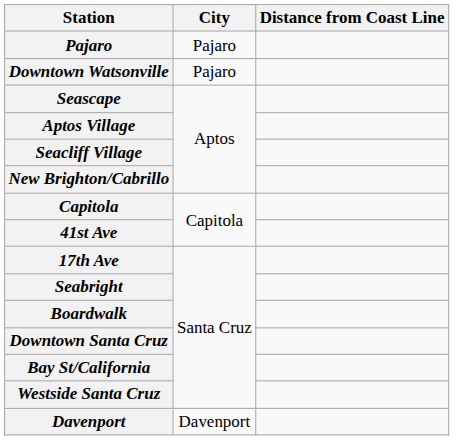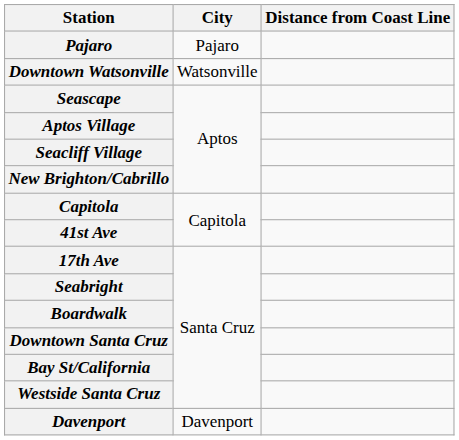(214, 71) Pajaro -> (217, 71) Watsonville
